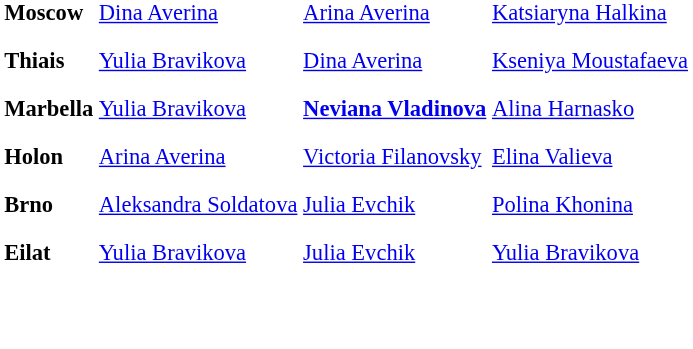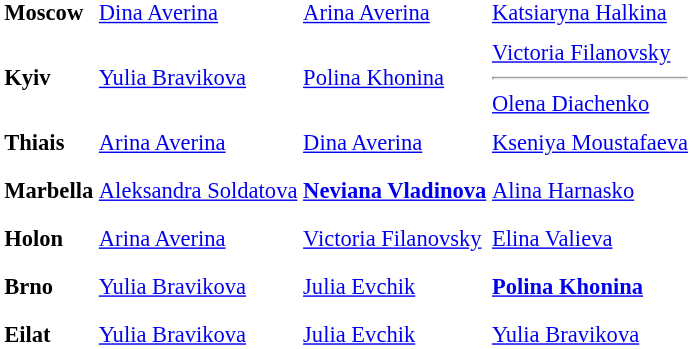+ row: (27, 78)
(172, 61) Yulia Bravikova -> (162, 142) Arina Averina
(172, 109) Yulia Bravikova -> (198, 190) Aleksandra Soldatova
(198, 204) Aleksandra Soldatova -> (172, 286) Yulia Bravikova
(562, 204) normal -> (568, 286) bold
